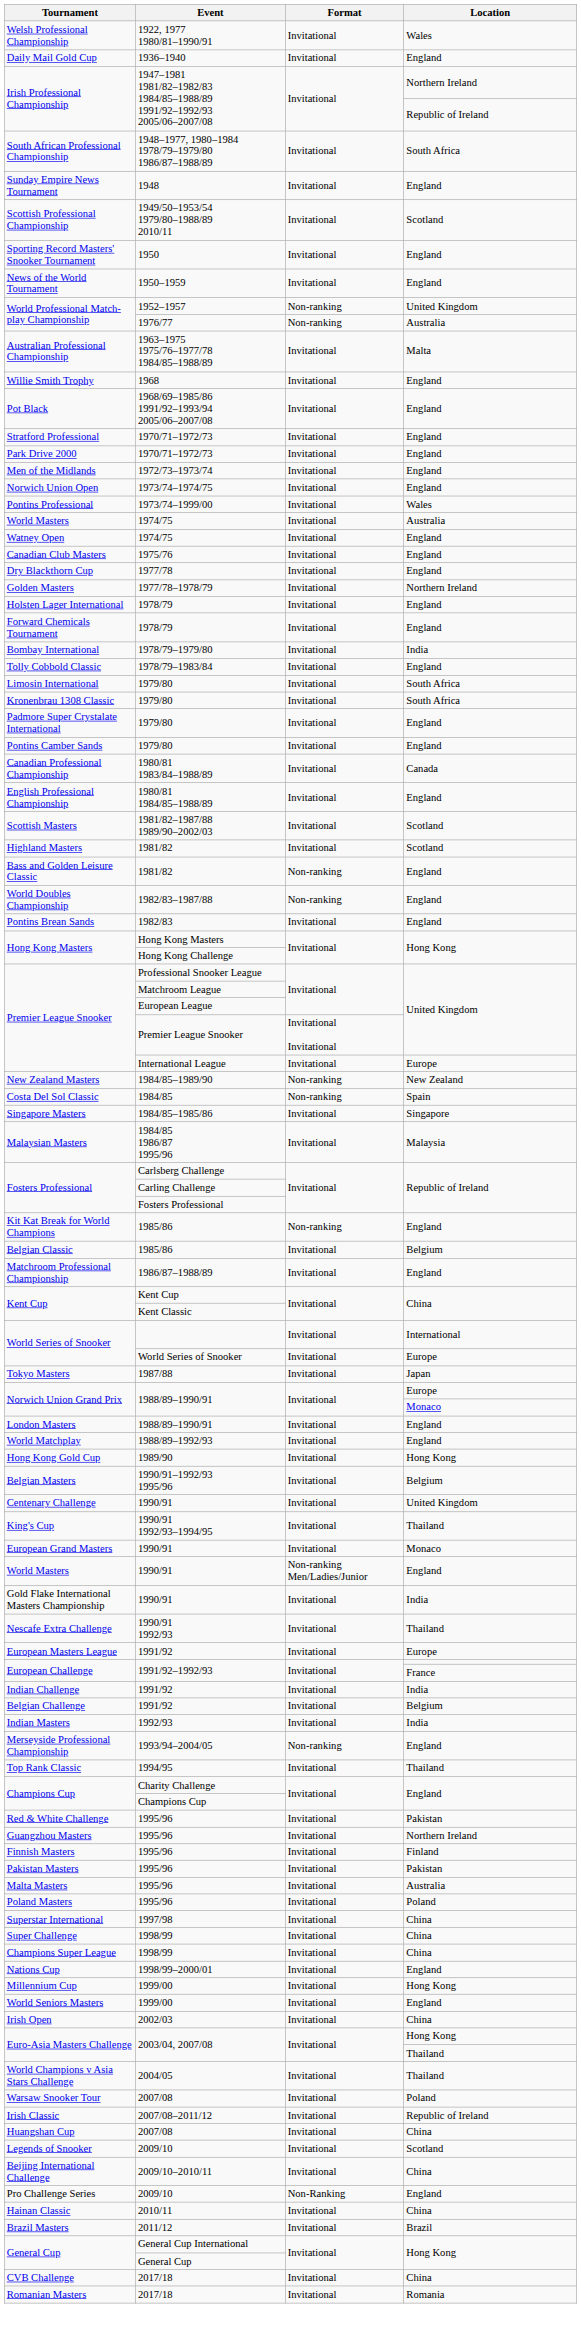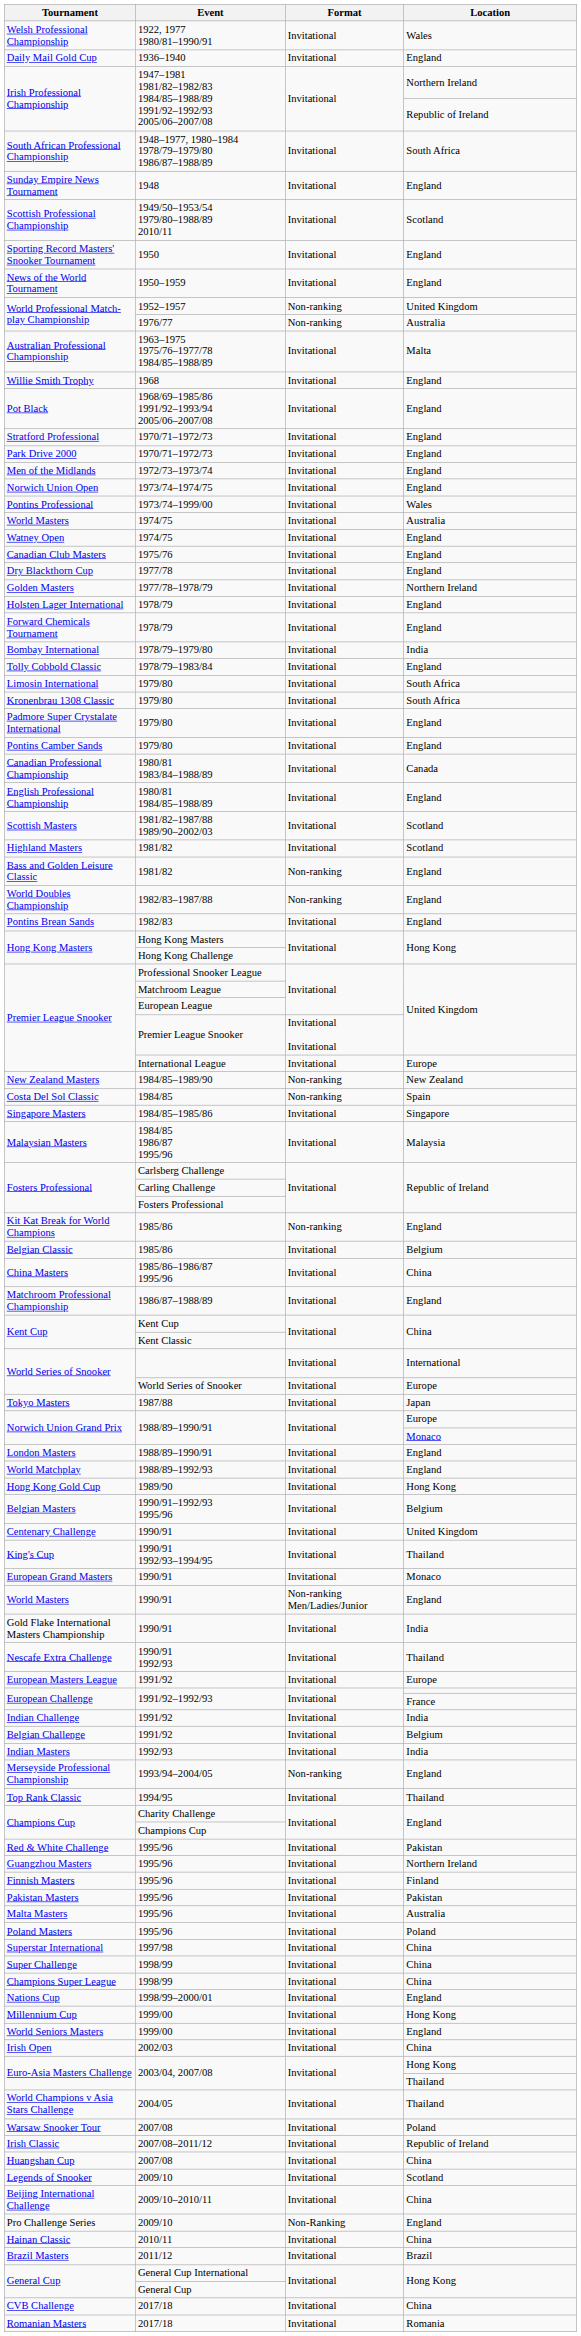+ row: (37, 1272)
